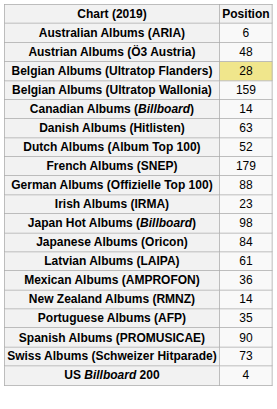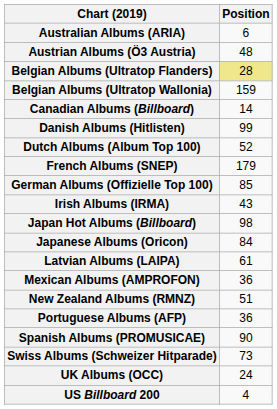(246, 128) 63 -> (246, 128) 99
(246, 185) 88 -> (246, 185) 85
(246, 204) 23 -> (246, 204) 43
(246, 299) 14 -> (246, 299) 51
(246, 318) 35 -> (246, 318) 36
+ row: (112, 375)
